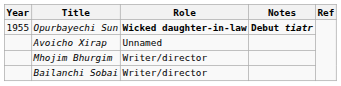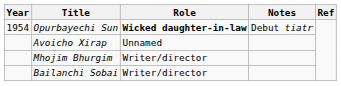(18, 27) 1955 -> (18, 27) 1954
(282, 27) bold -> (282, 27) normal
